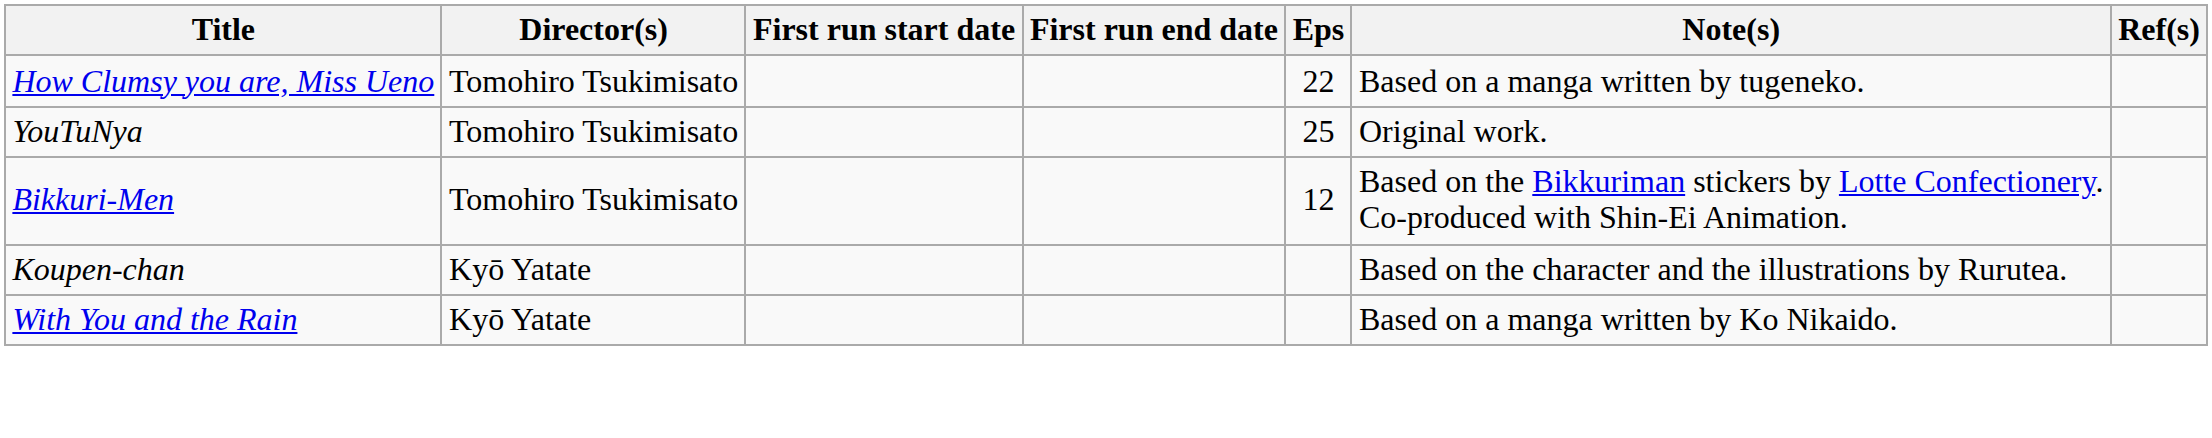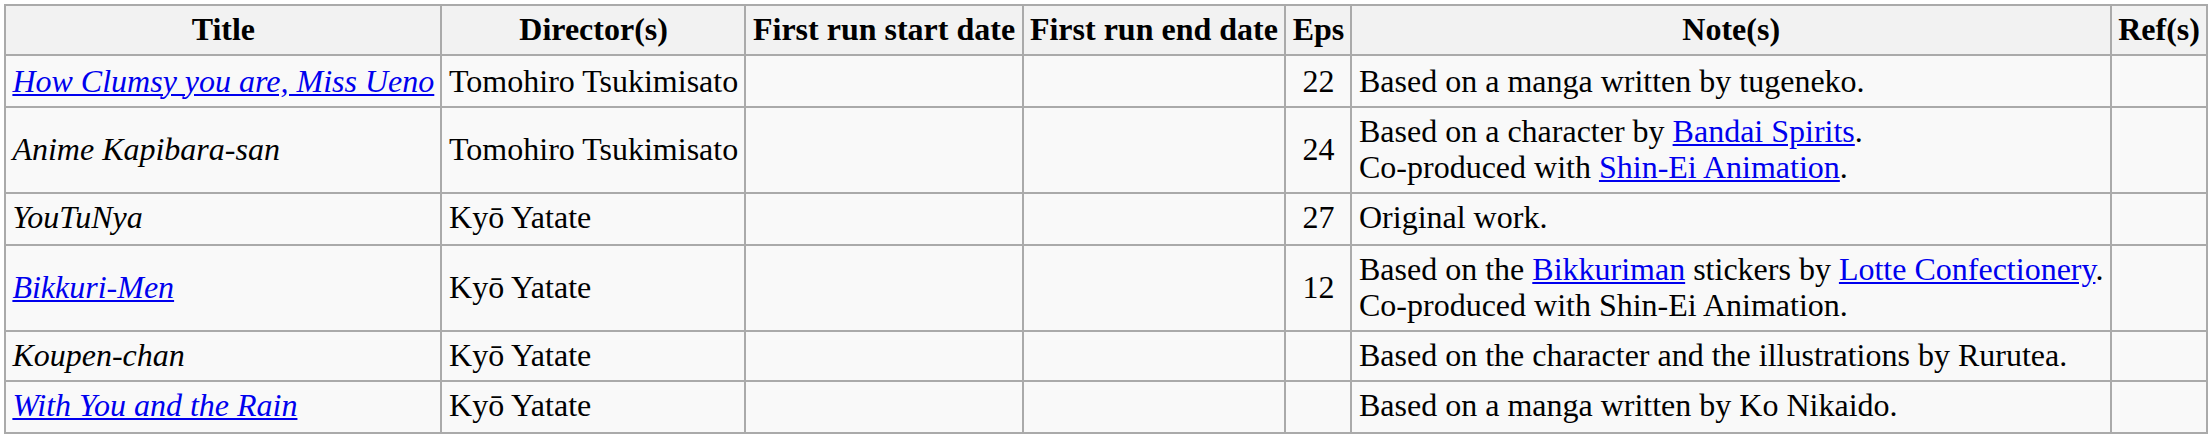+ row: (146, 149)
(594, 131) Tomohiro Tsukimisato -> (520, 218) Kyō Yatate
(1318, 131) 25 -> (1318, 218) 27
(594, 200) Tomohiro Tsukimisato -> (520, 286) Kyō Yatate
